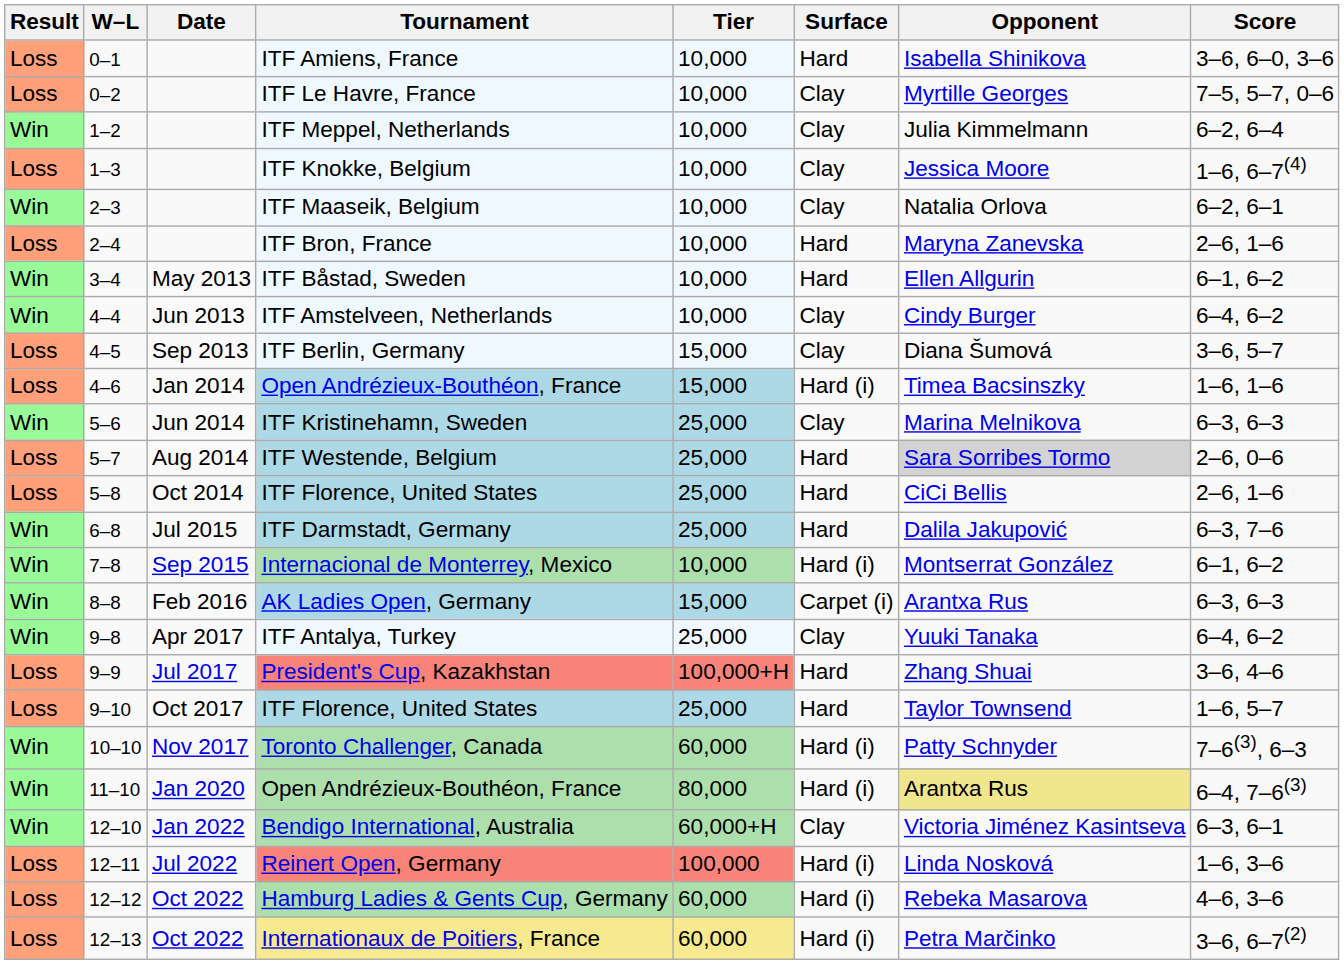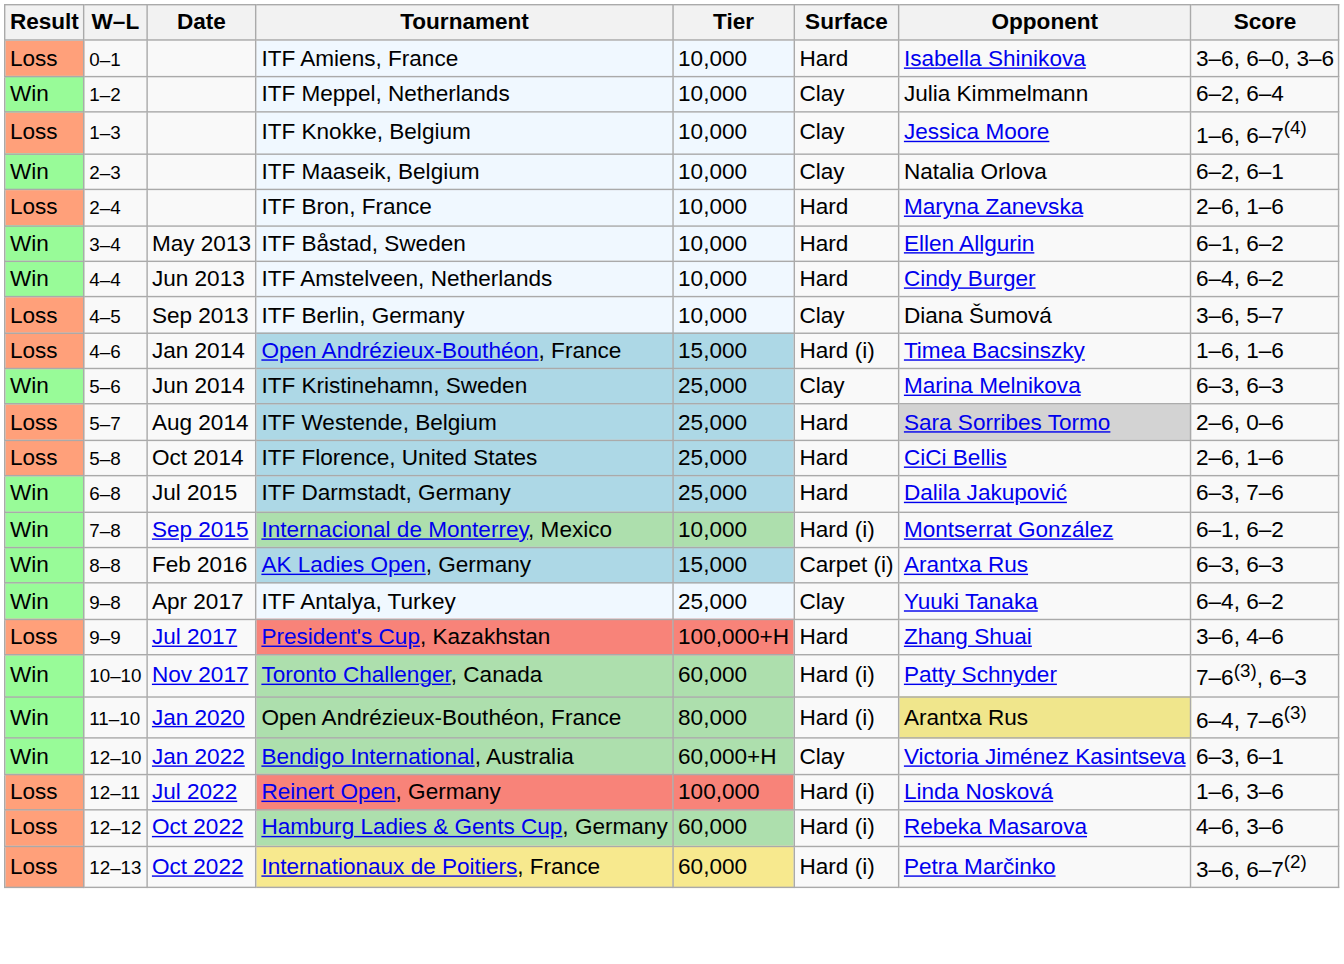- row: (105, 95)
(822, 314) Clay -> (824, 278) Hard
(713, 350) 15,000 -> (713, 314) 10,000
- row: (110, 709)
